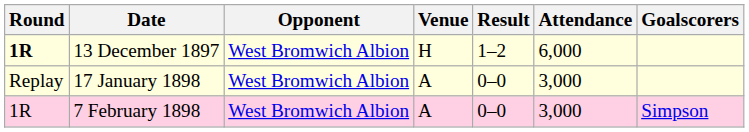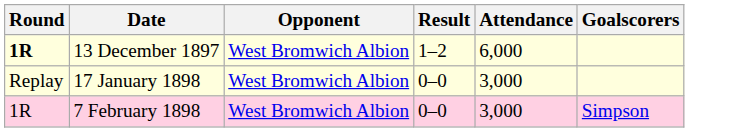- column: (443, 19)
